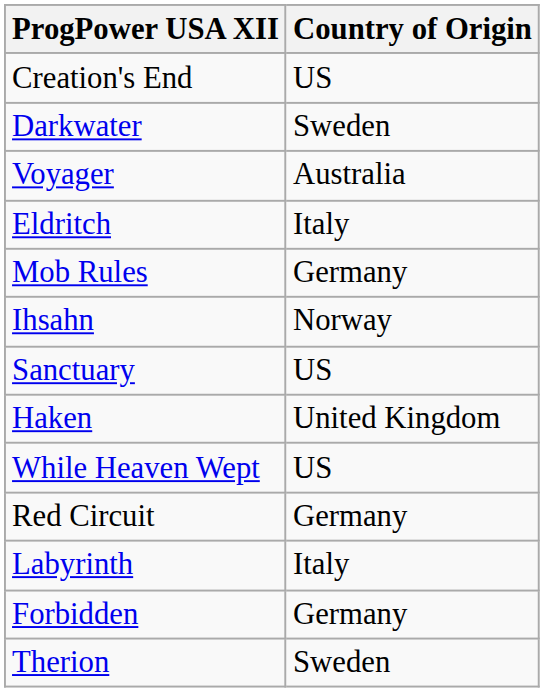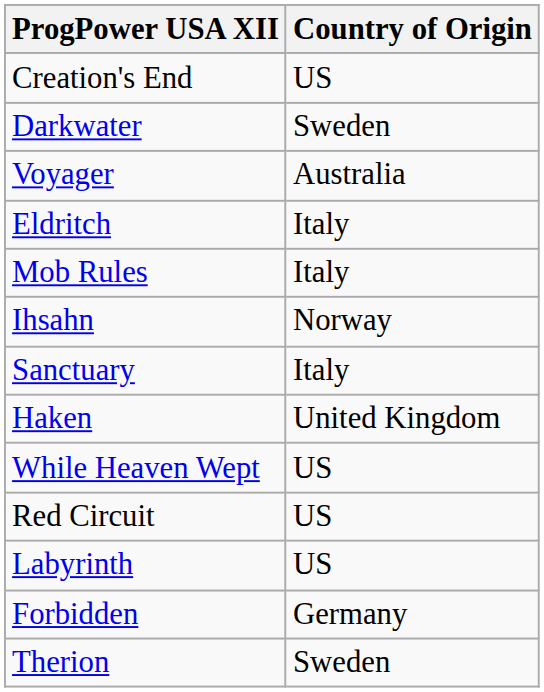(350, 272) Germany -> (321, 272) Italy
(313, 369) US -> (321, 369) Italy
(350, 516) Germany -> (313, 516) US
(321, 564) Italy -> (313, 564) US
